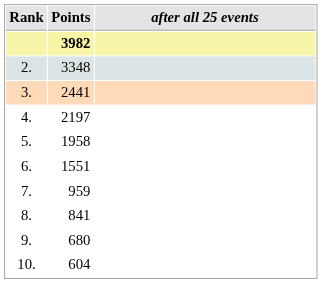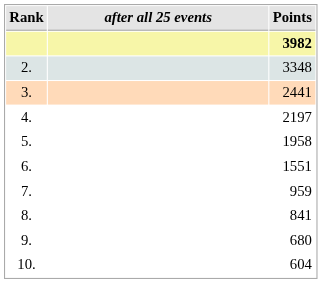columns swapped: (205, 17) <-> (71, 17)
